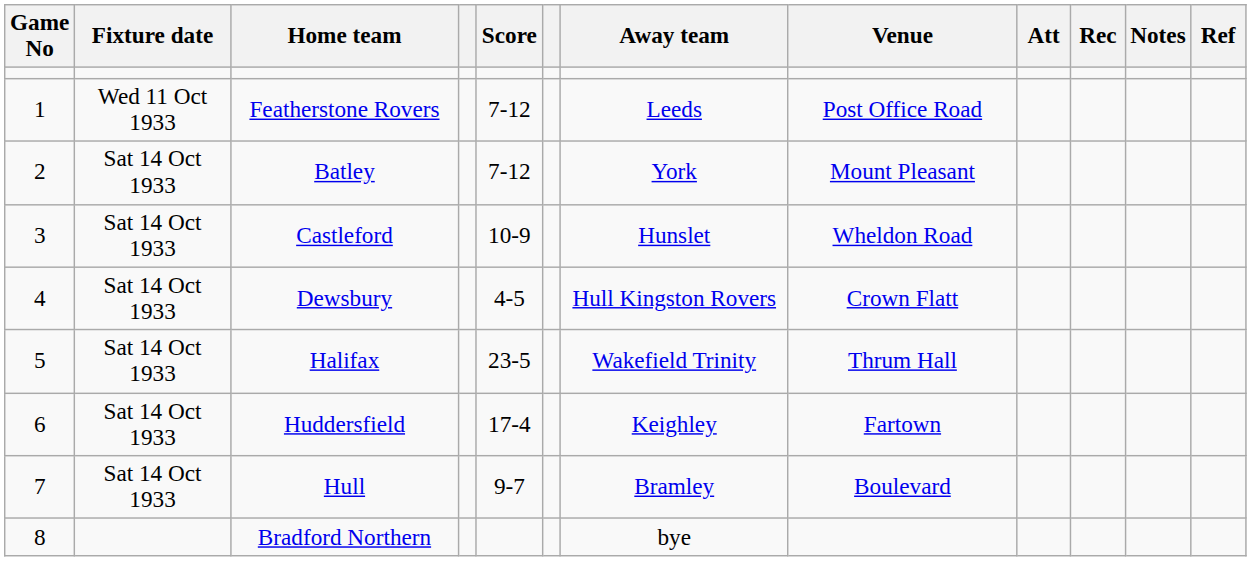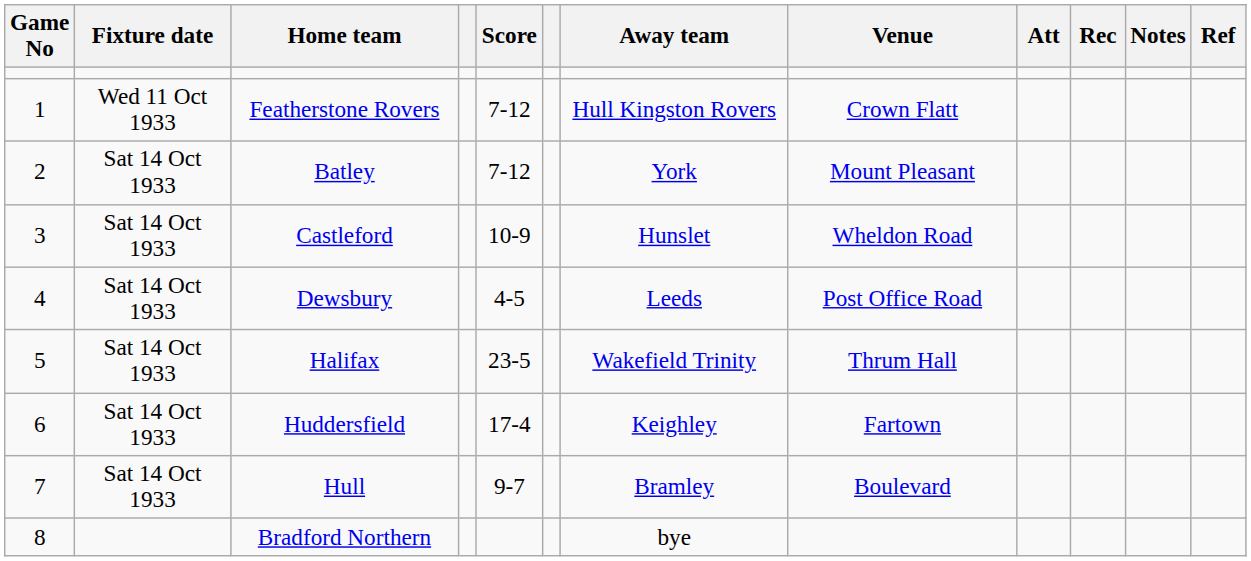(674, 109) Leeds -> (674, 109) Hull Kingston Rovers
(902, 109) Post Office Road -> (902, 109) Crown Flatt
(674, 298) Hull Kingston Rovers -> (674, 298) Leeds
(902, 298) Crown Flatt -> (902, 298) Post Office Road
